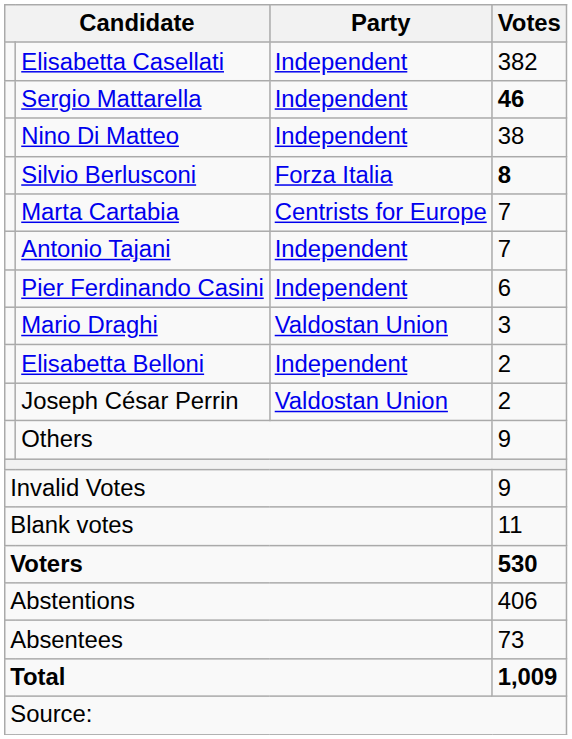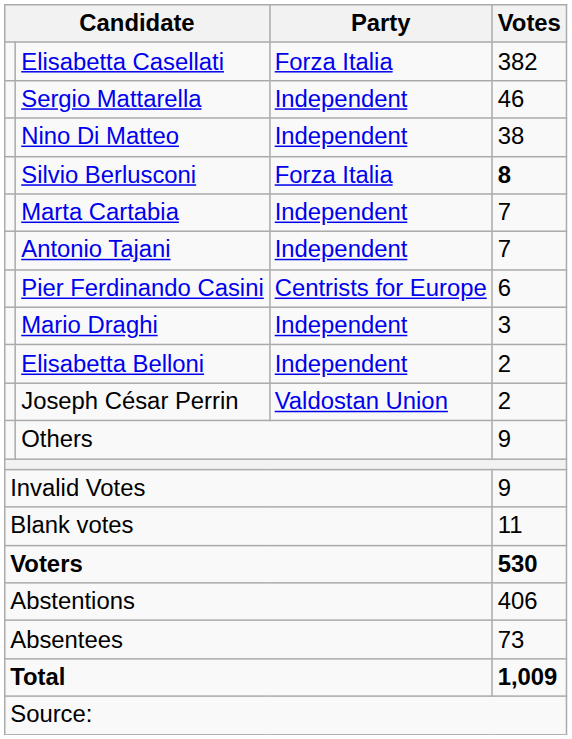(341, 61) Independent -> (334, 61) Forza Italia
(511, 99) bold -> (511, 99) normal
(381, 212) Centrists for Europe -> (341, 212) Independent
(341, 288) Independent -> (381, 288) Centrists for Europe
(361, 325) Valdostan Union -> (341, 325) Independent
